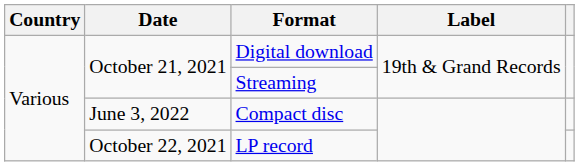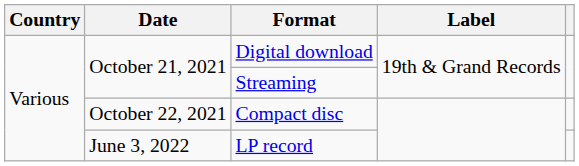(139, 113) June 3, 2022 -> (158, 113) October 22, 2021
(158, 144) October 22, 2021 -> (139, 144) June 3, 2022
